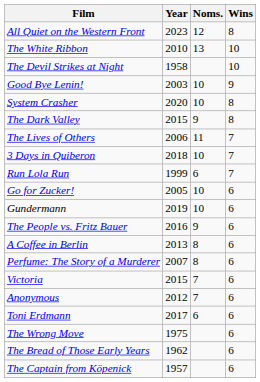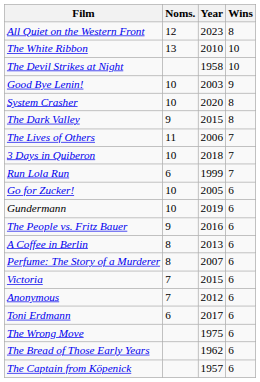columns swapped: (176, 13) <-> (208, 13)
